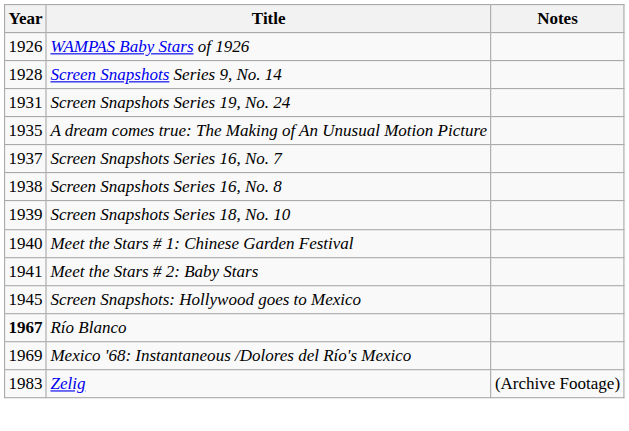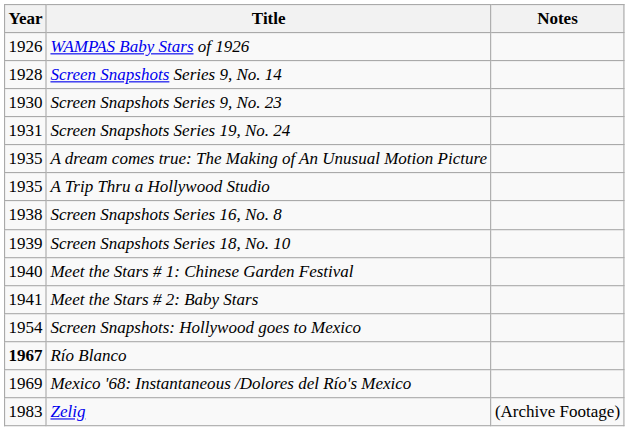+ row: (166, 102)
+ row: (160, 187)
- row: (166, 159)
(26, 299) 1945 -> (26, 327) 1954
